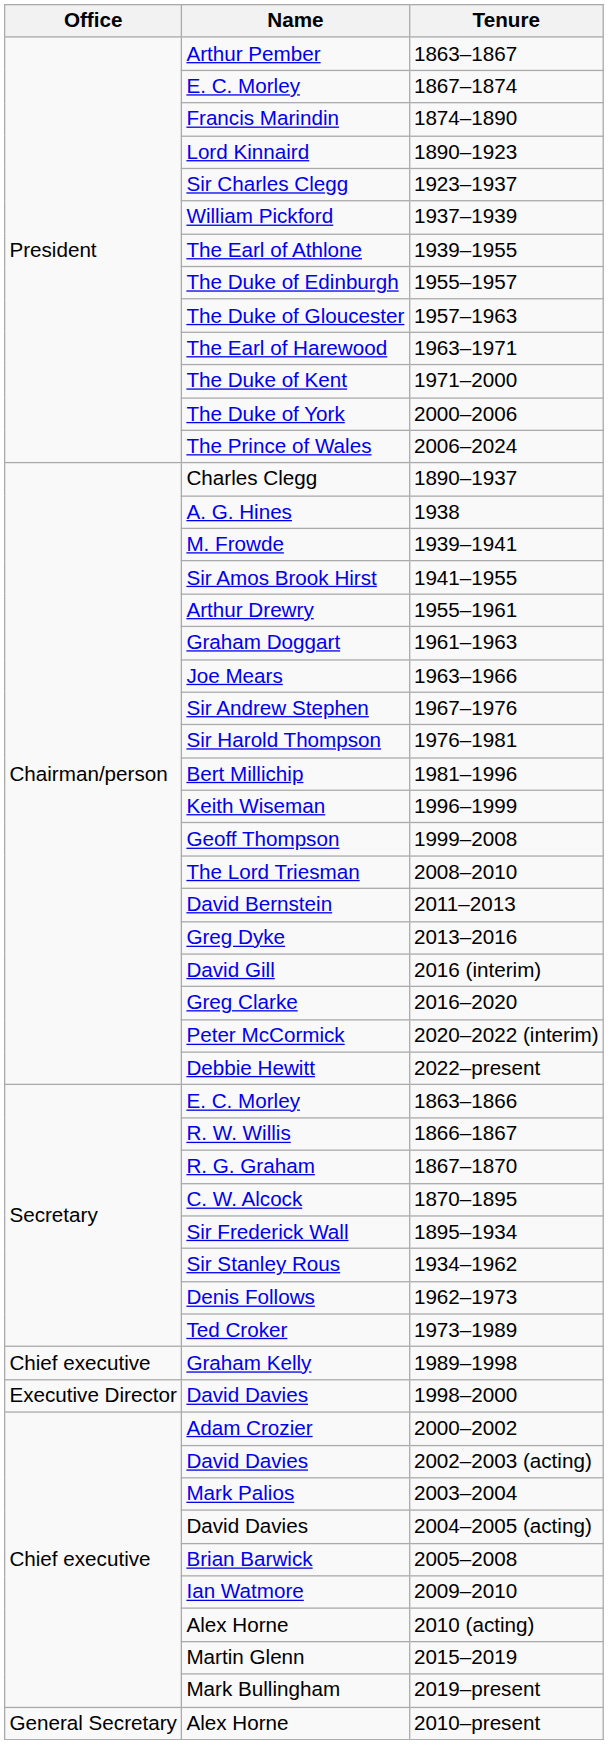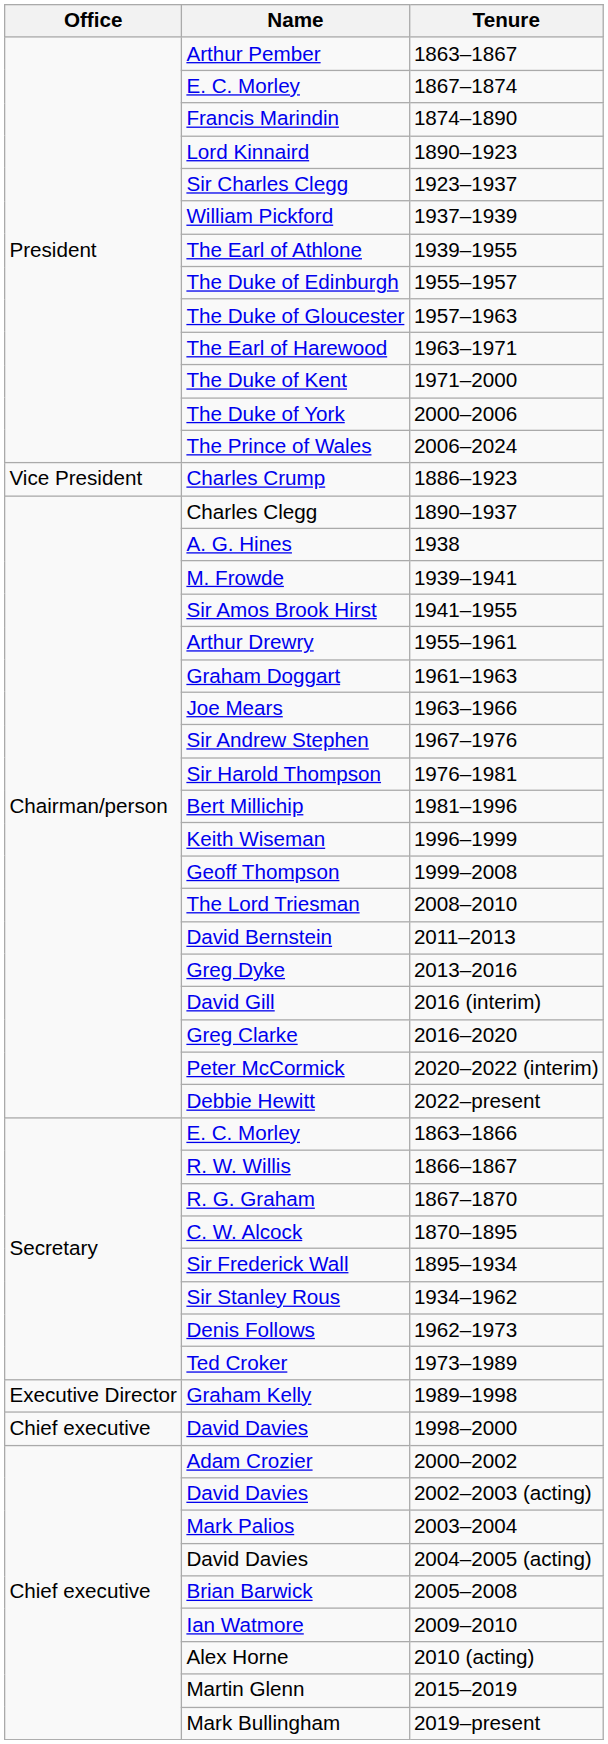+ row: (256, 479)
(80, 1362) Chief executive -> (93, 1395) Executive Director
(93, 1395) Executive Director -> (80, 1428) Chief executive
- row: (237, 1723)
